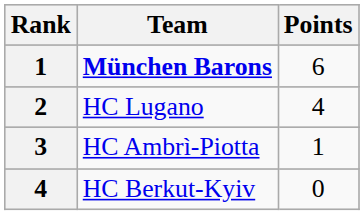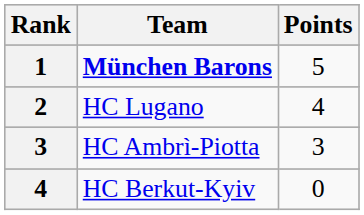(318, 65) 6 -> (318, 65) 5
(318, 147) 1 -> (318, 147) 3
